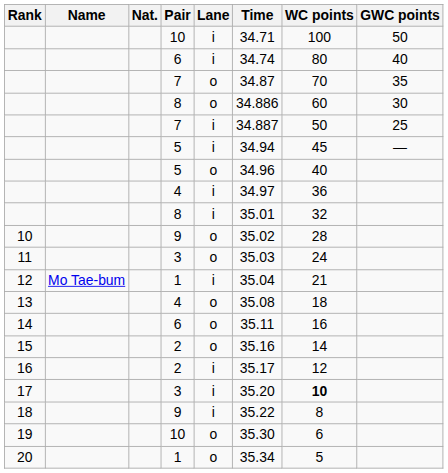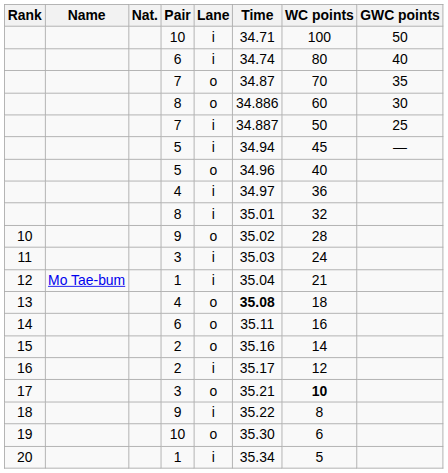(213, 258) o -> (213, 258) i
(257, 302) normal -> (257, 302) bold
(213, 390) i -> (213, 390) o
(257, 390) 35.20 -> (257, 390) 35.21
(213, 457) o -> (213, 457) i
